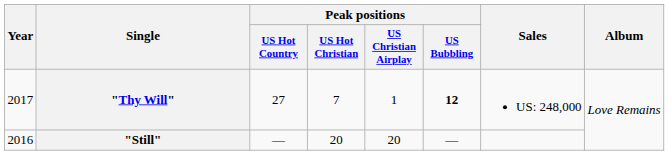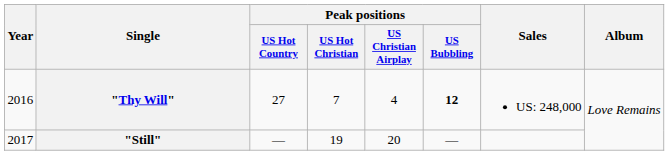(20, 99) 2017 -> (20, 99) 2016
(394, 99) 1 -> (394, 99) 4
(20, 140) 2016 -> (20, 140) 2017
(336, 140) 20 -> (336, 140) 19
